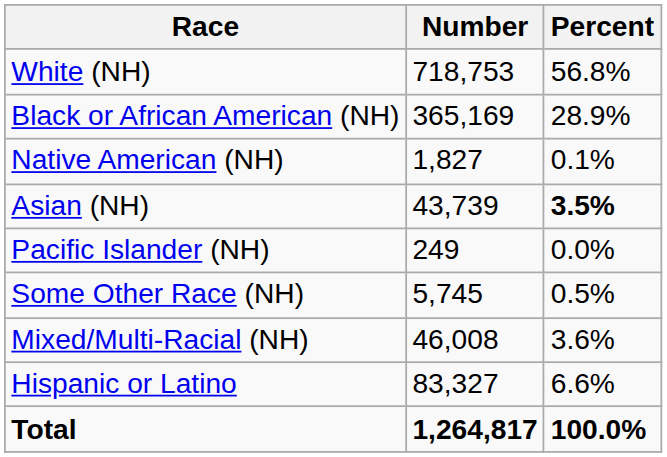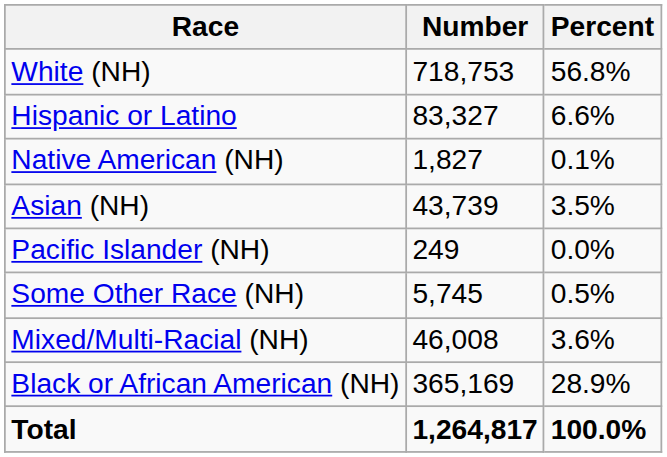rows swapped: (205, 116) <-> (124, 384)
(583, 205) bold -> (583, 205) normal
